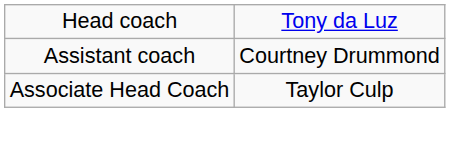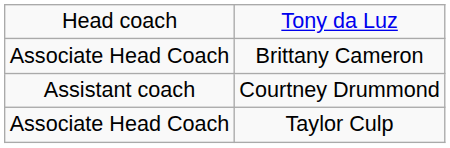+ row: (340, 55)
